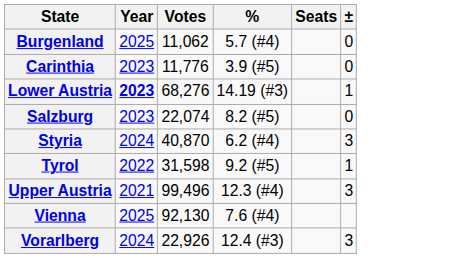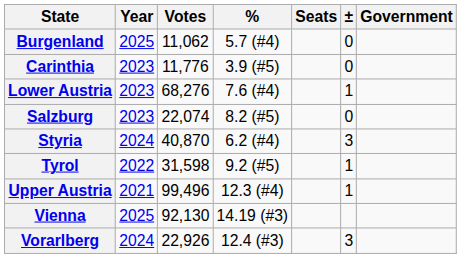+ column: (407, 16)
(137, 91) bold -> (137, 91) normal
(252, 91) 14.19 (#3) -> (252, 91) 7.6 (#4)
(349, 191) 3 -> (349, 191) 1
(252, 215) 7.6 (#4) -> (252, 215) 14.19 (#3)
